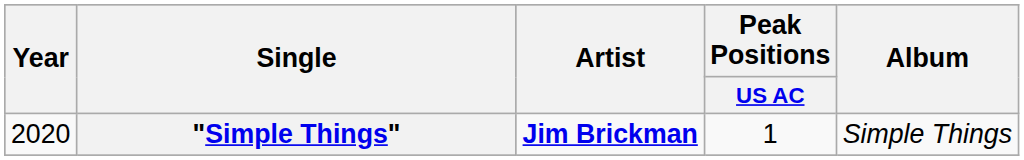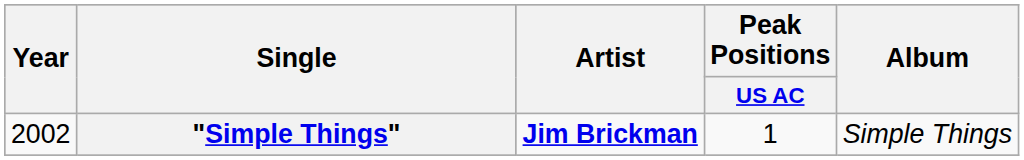(41, 133) 2020 -> (41, 133) 2002
